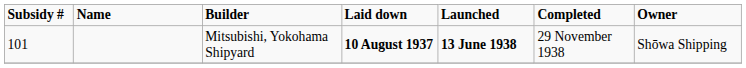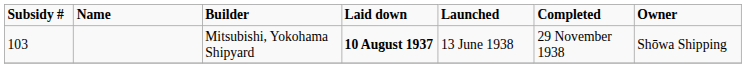(18, 44) 101 -> (18, 44) 103
(479, 44) bold -> (477, 44) normal
